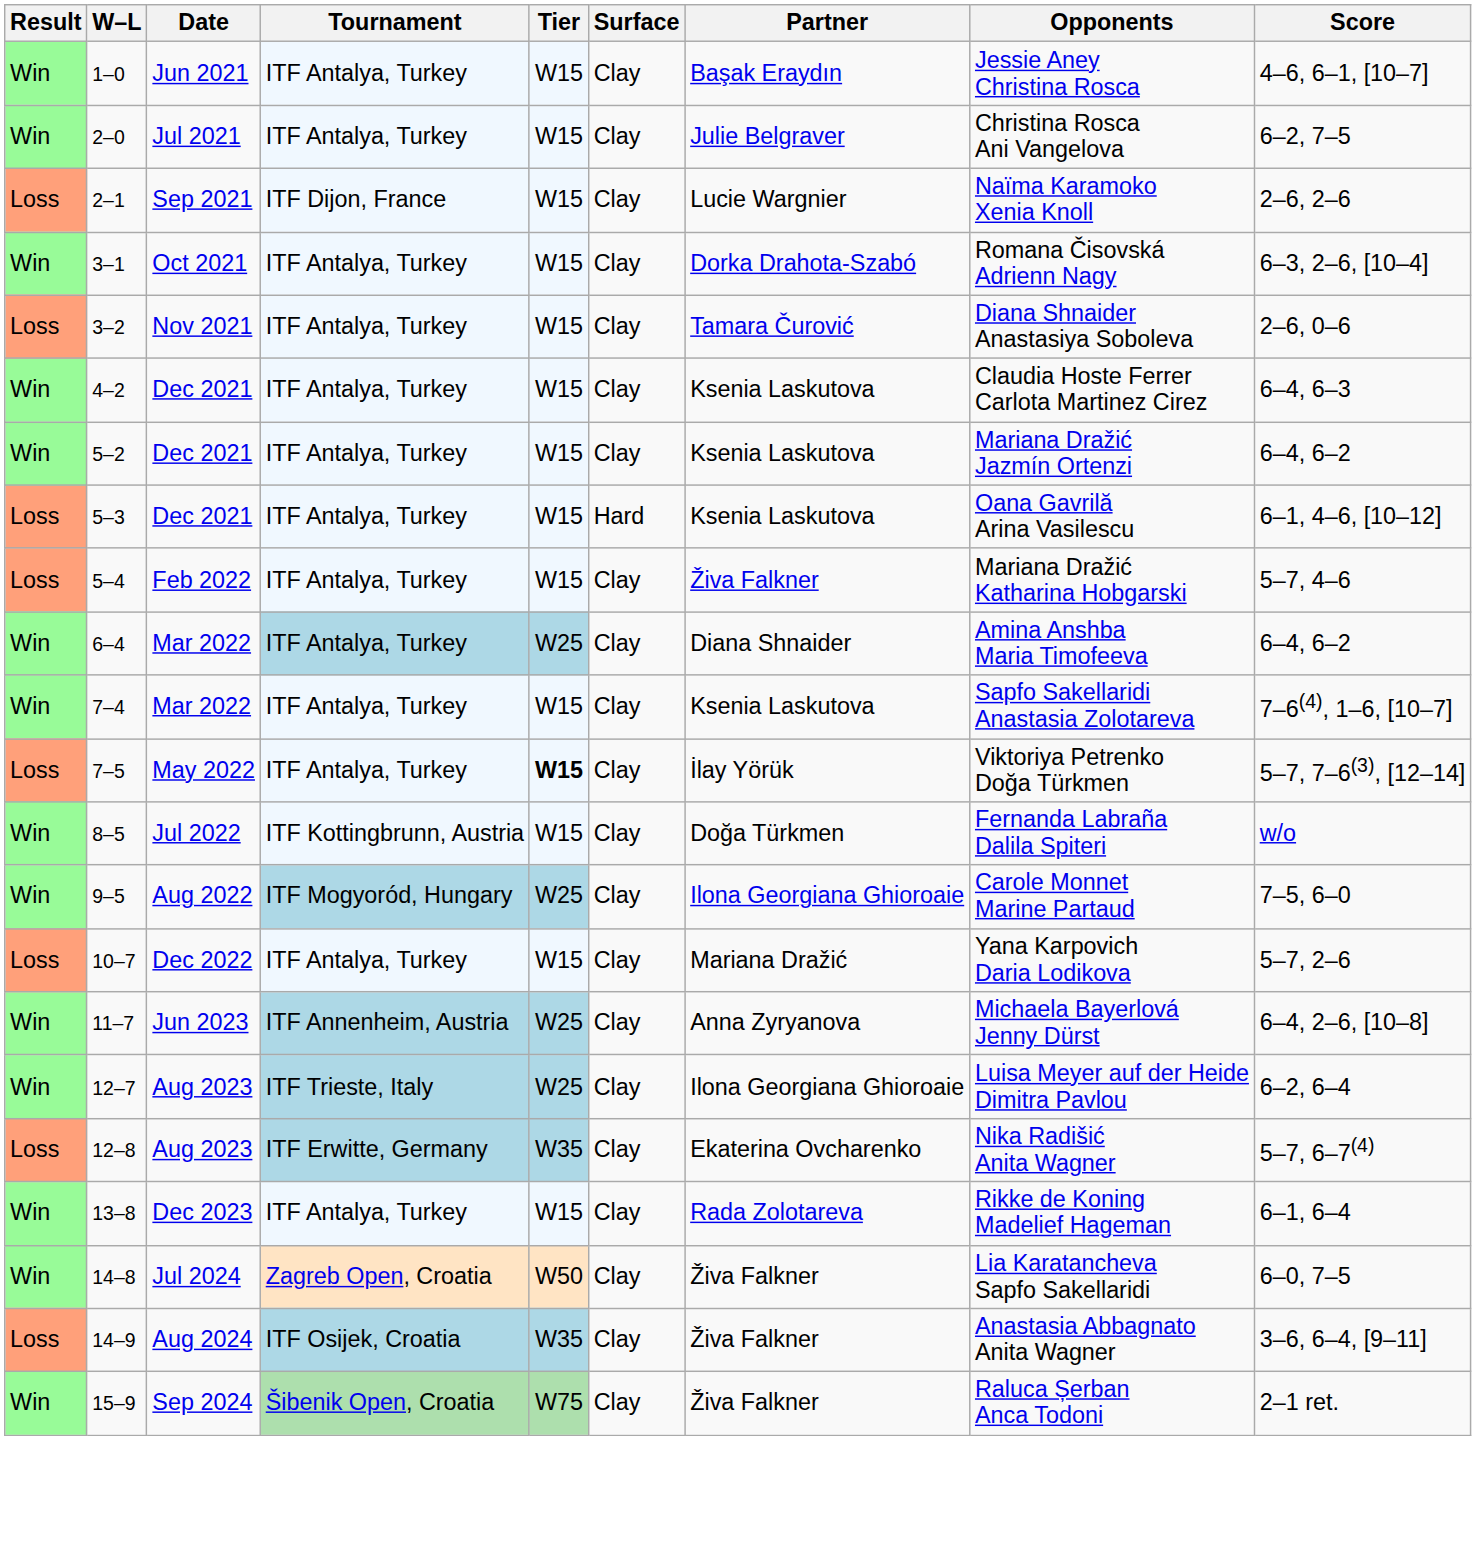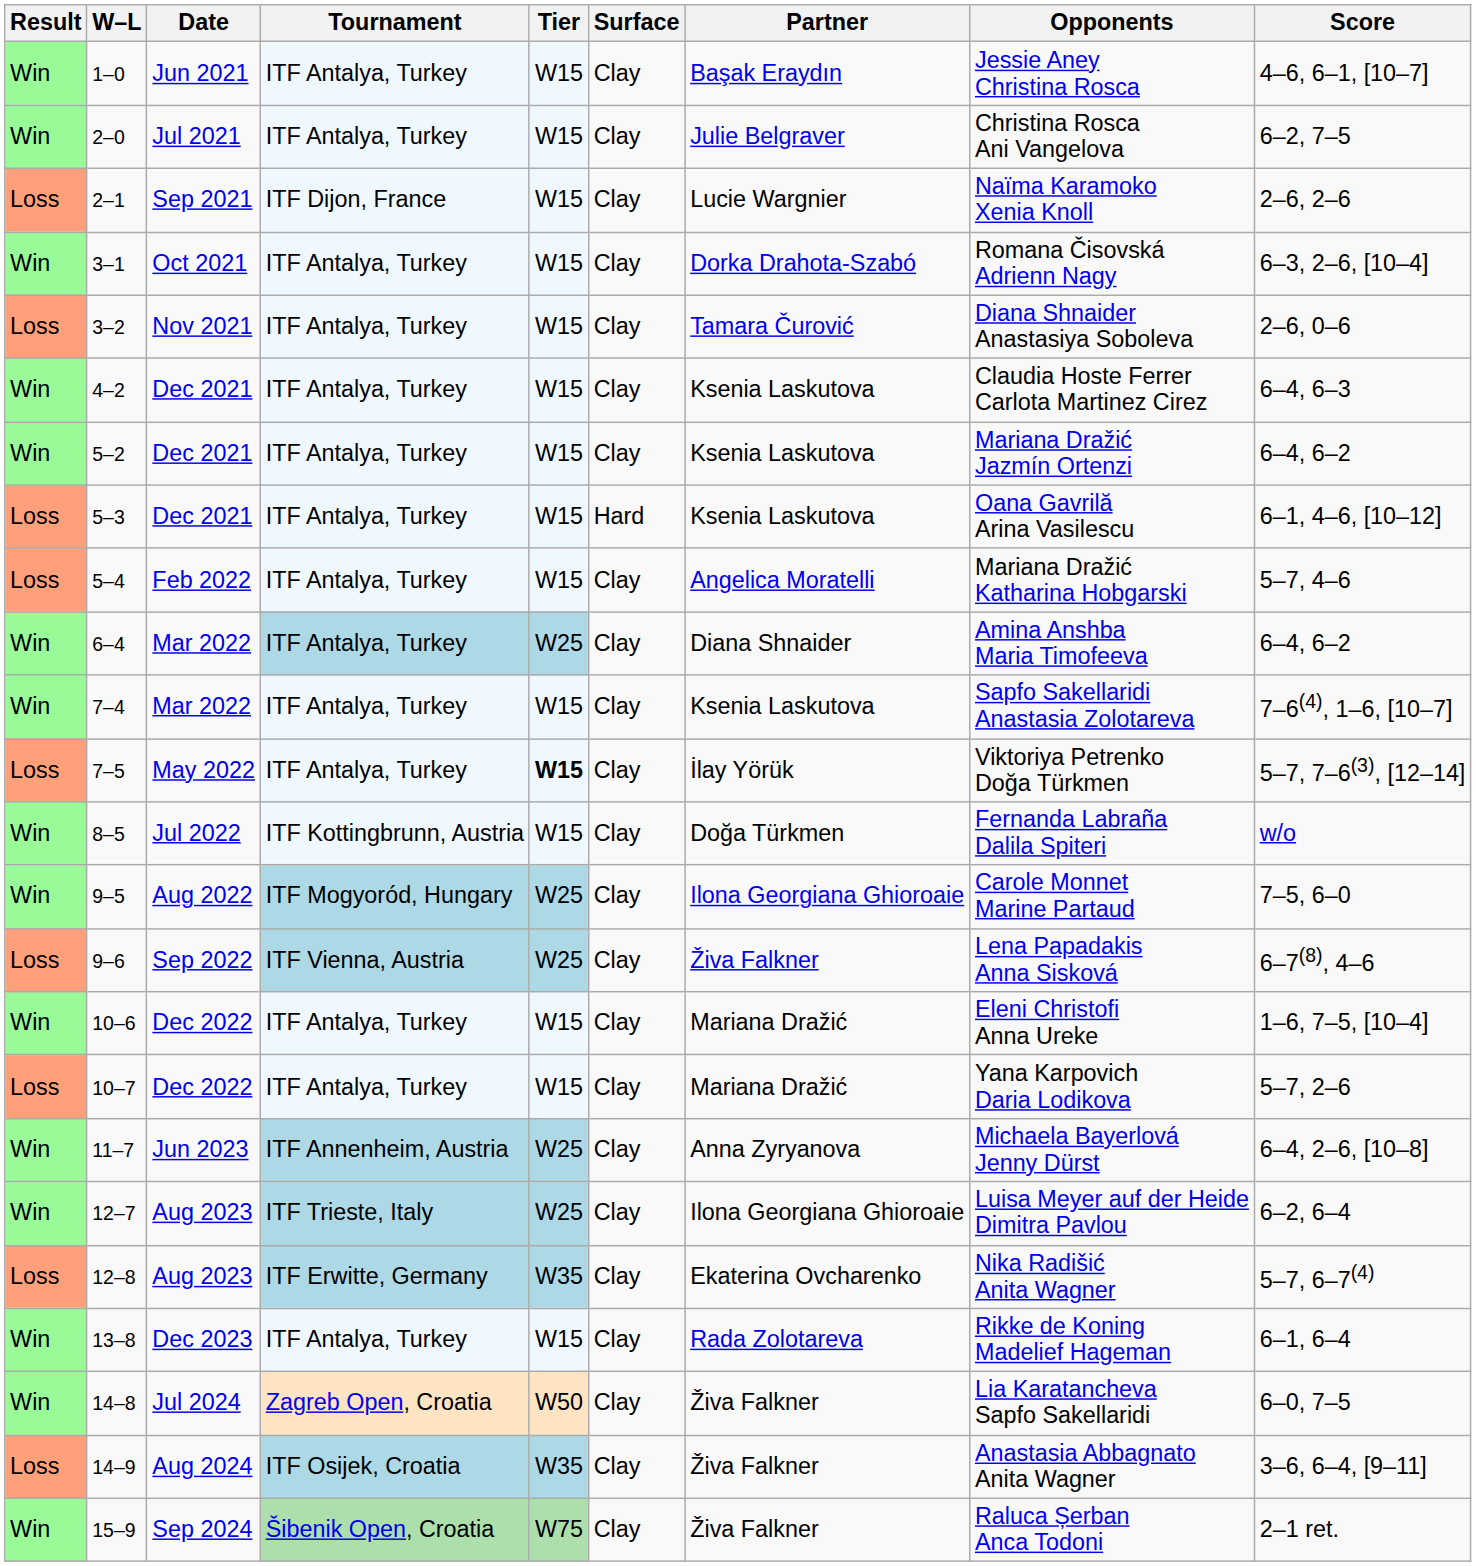(754, 579) Živa Falkner -> (782, 579) Angelica Moratelli
+ row: (109, 961)
+ row: (114, 1024)
